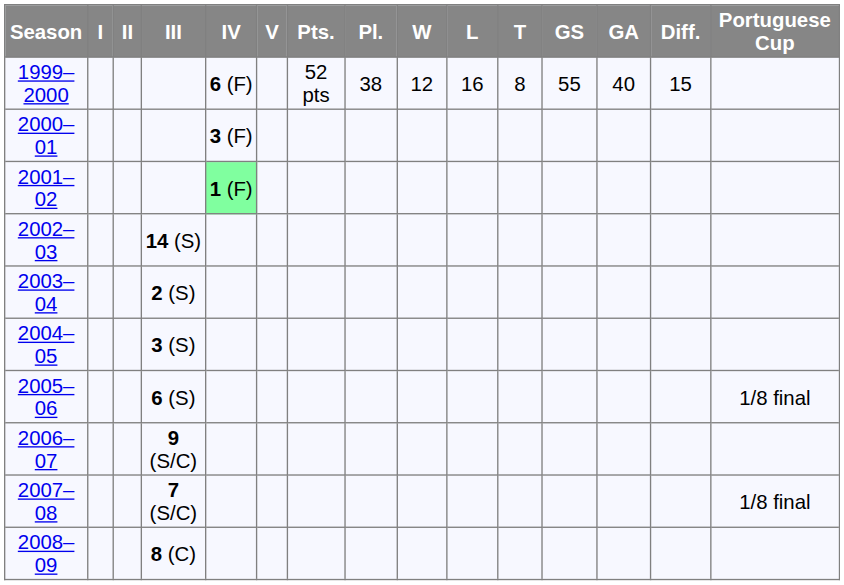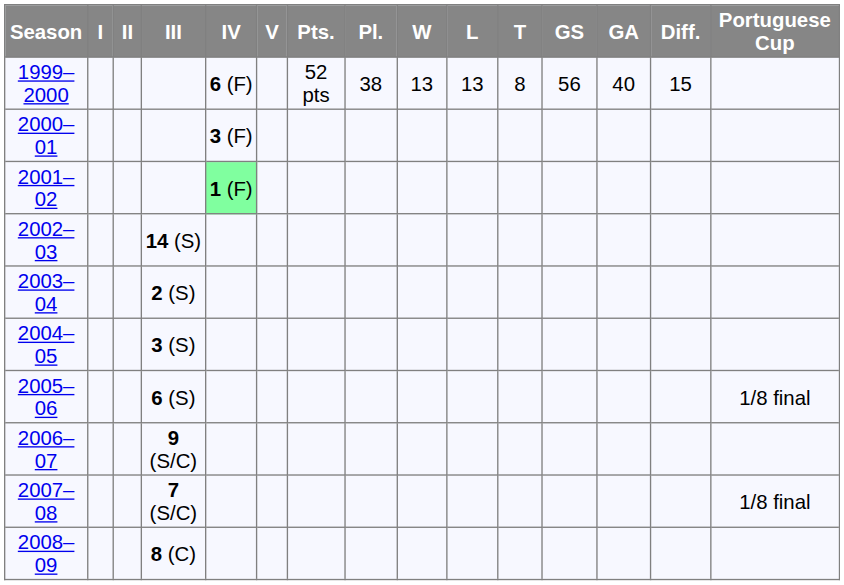(422, 83) 12 -> (422, 83) 13
(472, 83) 16 -> (472, 83) 13
(569, 83) 55 -> (569, 83) 56
